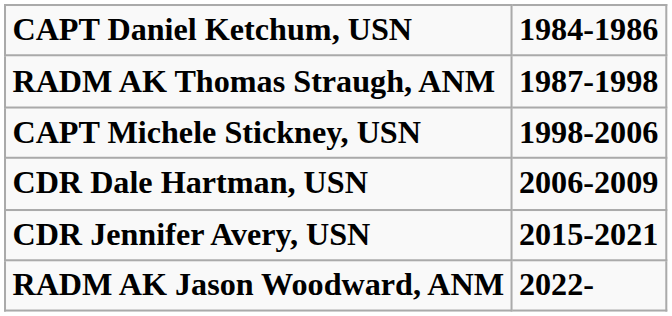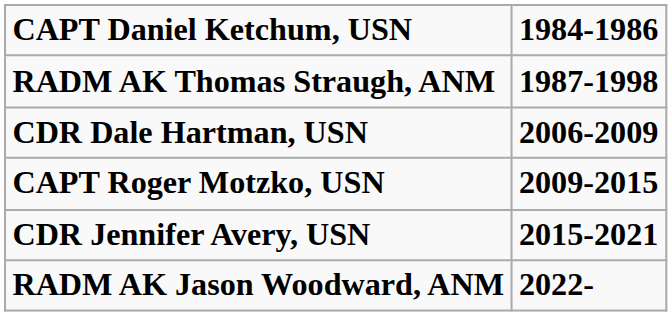- row: (217, 132)
+ row: (199, 183)
